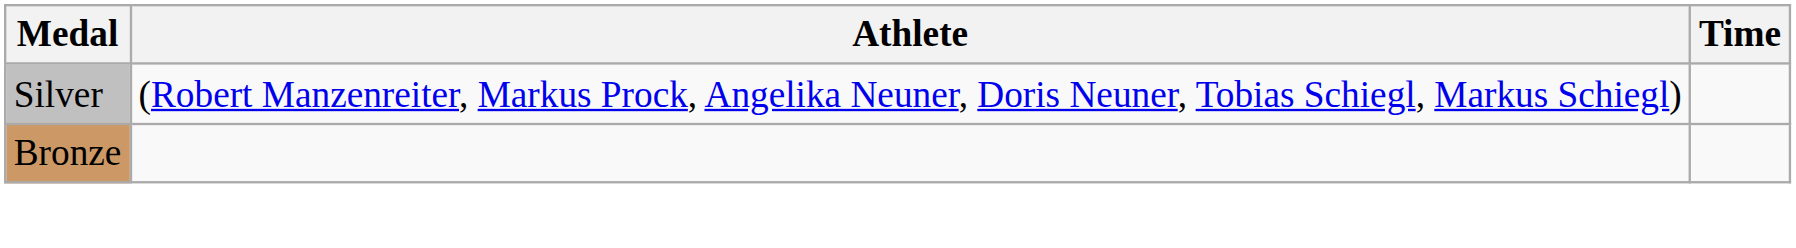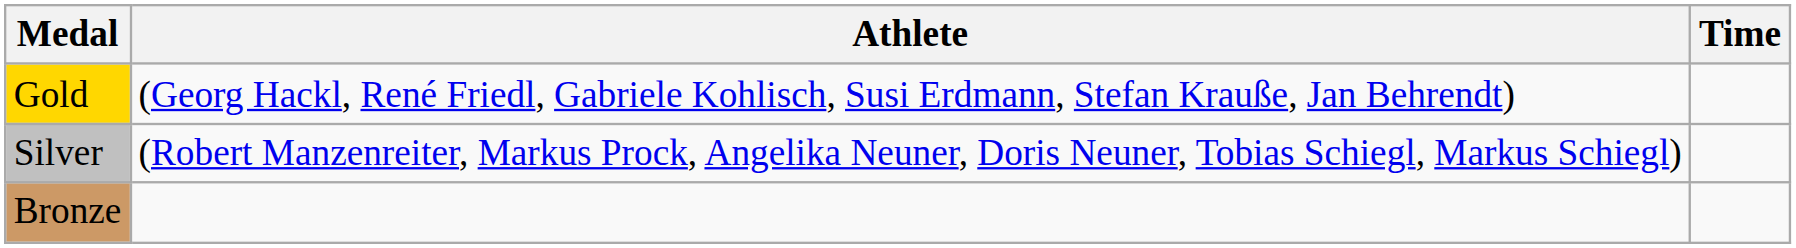+ row: (51, 93)
